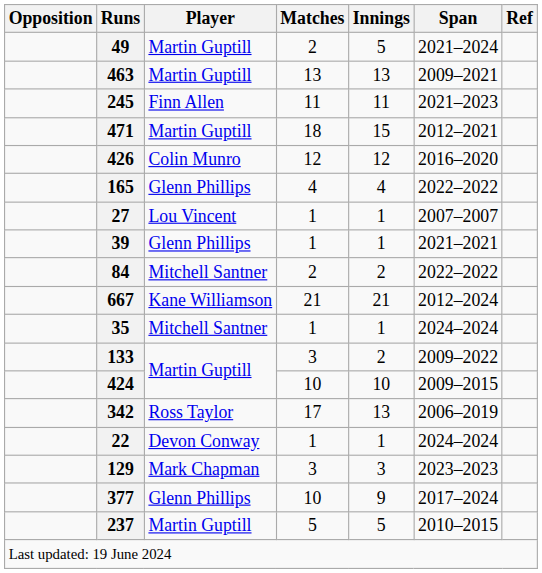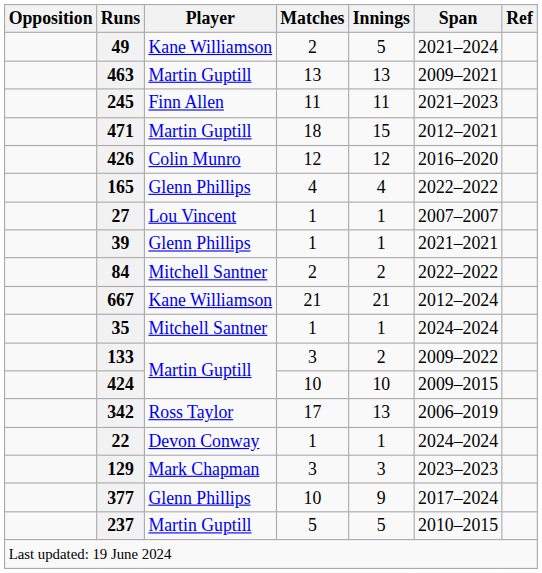(200, 46) Martin Guptill -> (210, 46) Kane Williamson
